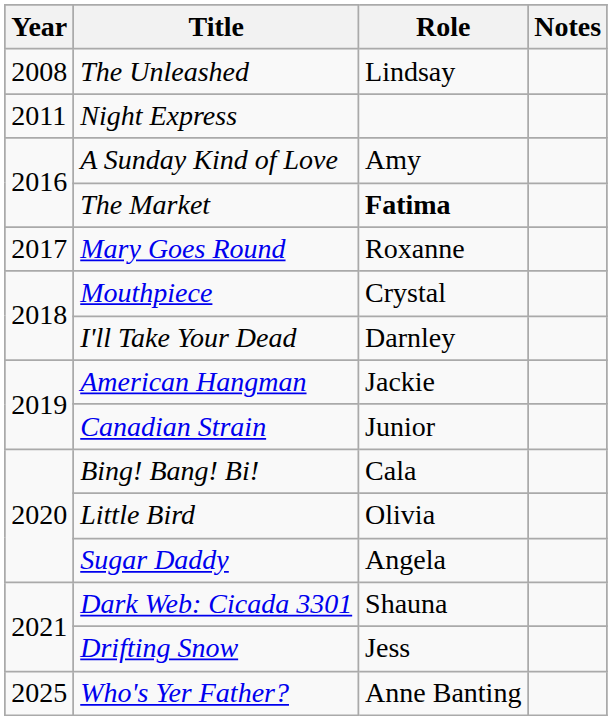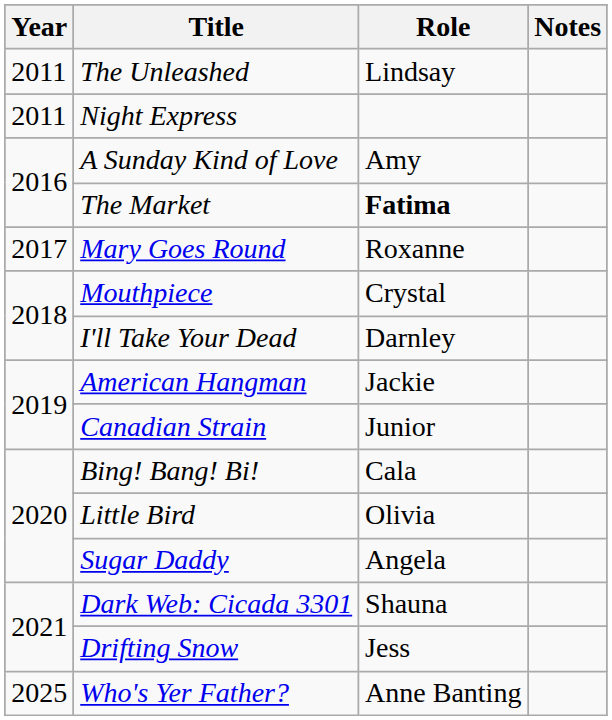(39, 71) 2008 -> (39, 71) 2011
